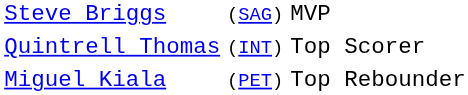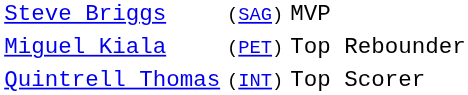rows swapped: (112, 47) <-> (85, 80)
